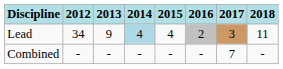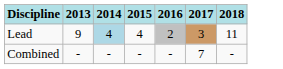- column: (78, 14)
